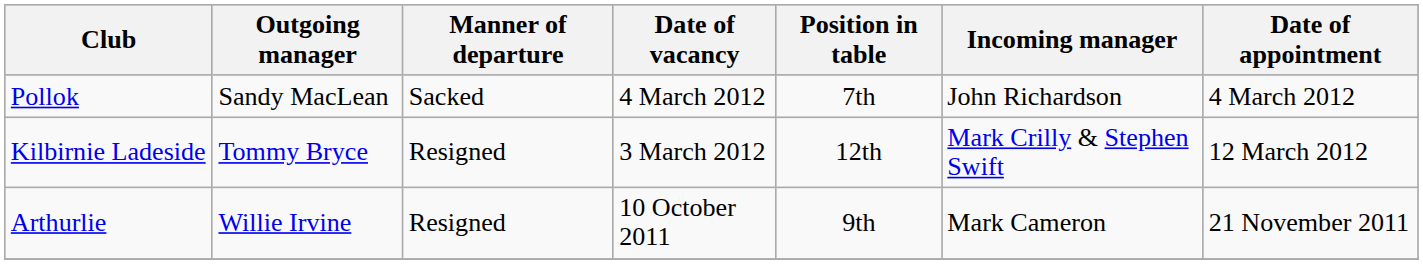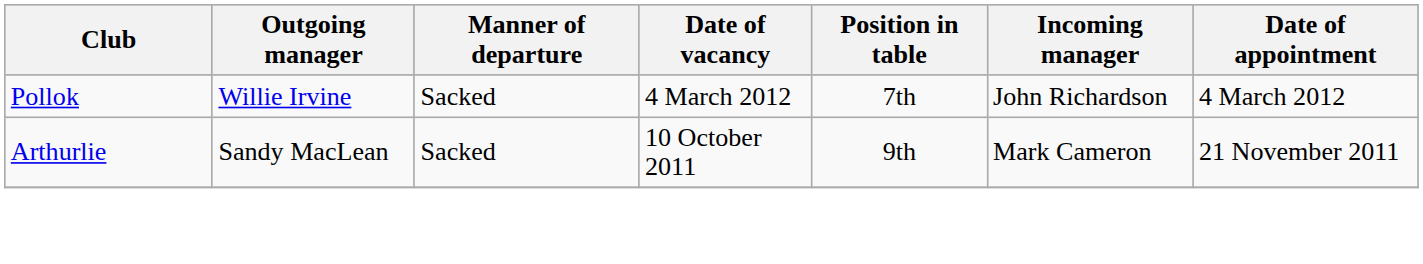(304, 95) Sandy MacLean -> (285, 95) Willie Irvine
- row: (108, 151)
(285, 222) Willie Irvine -> (304, 151) Sandy MacLean
(457, 222) Resigned -> (458, 151) Sacked
